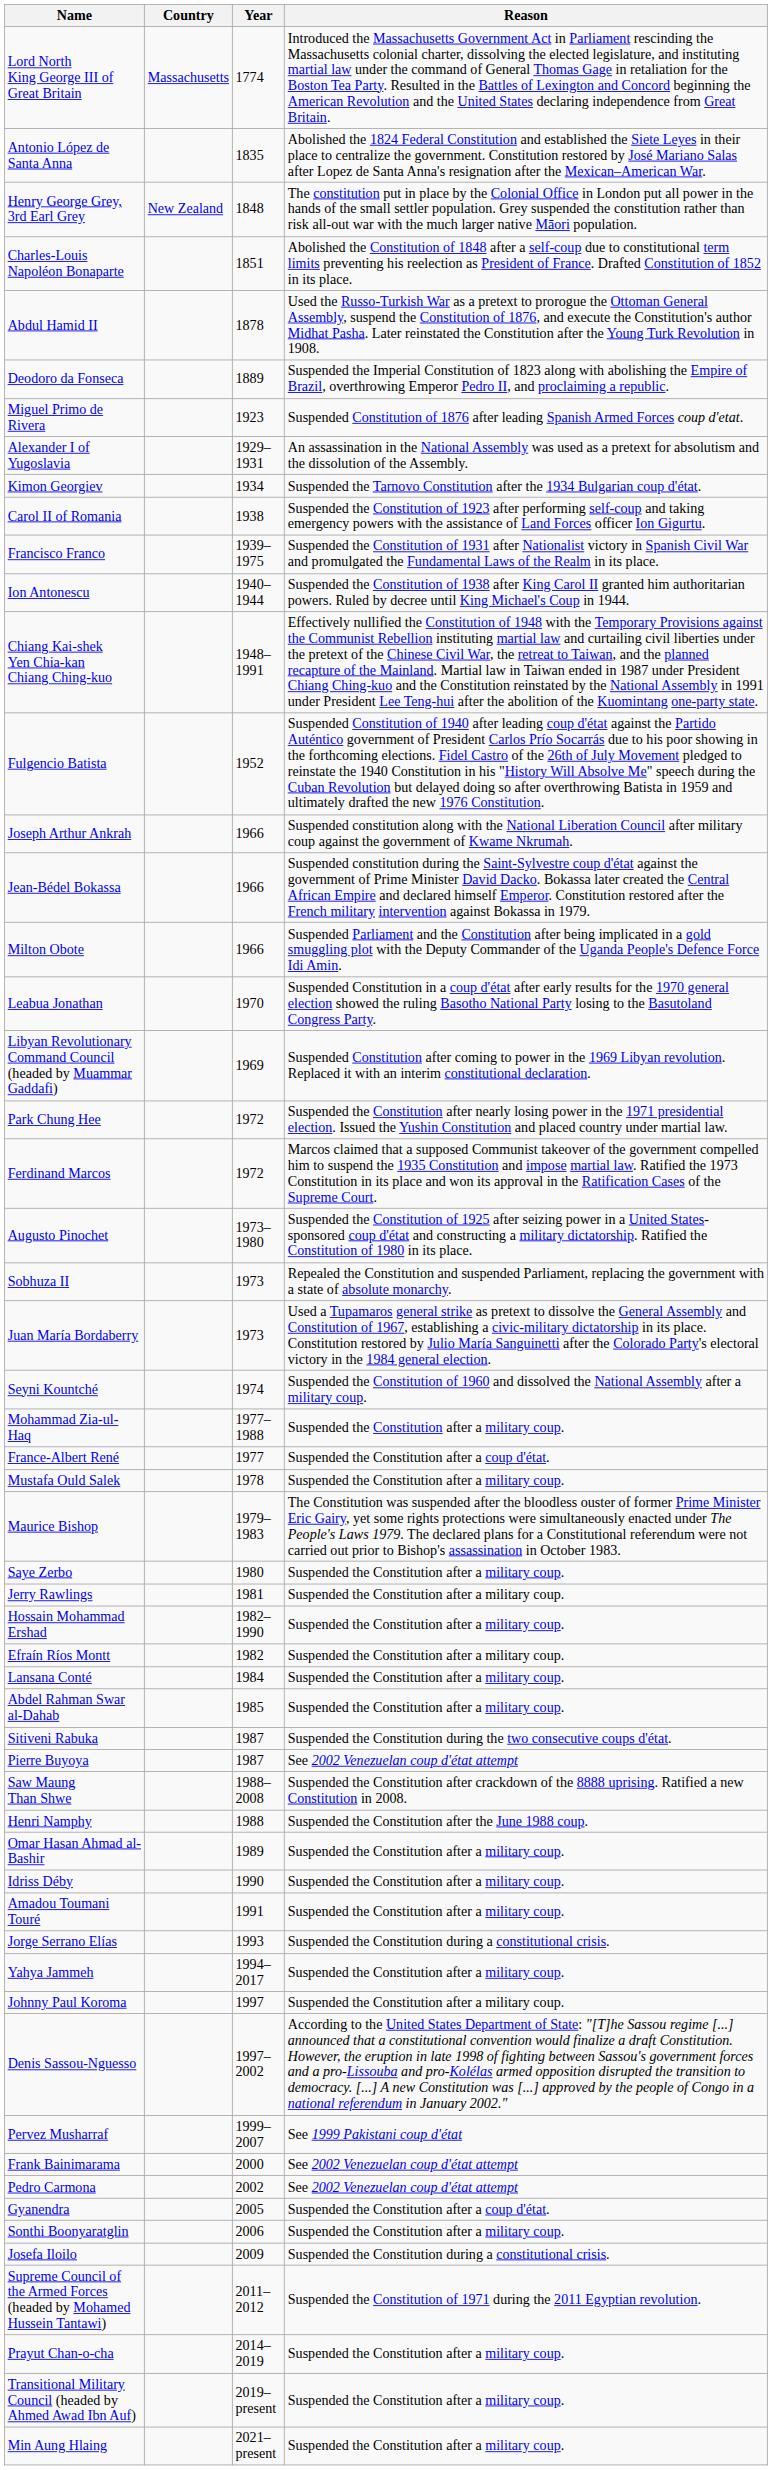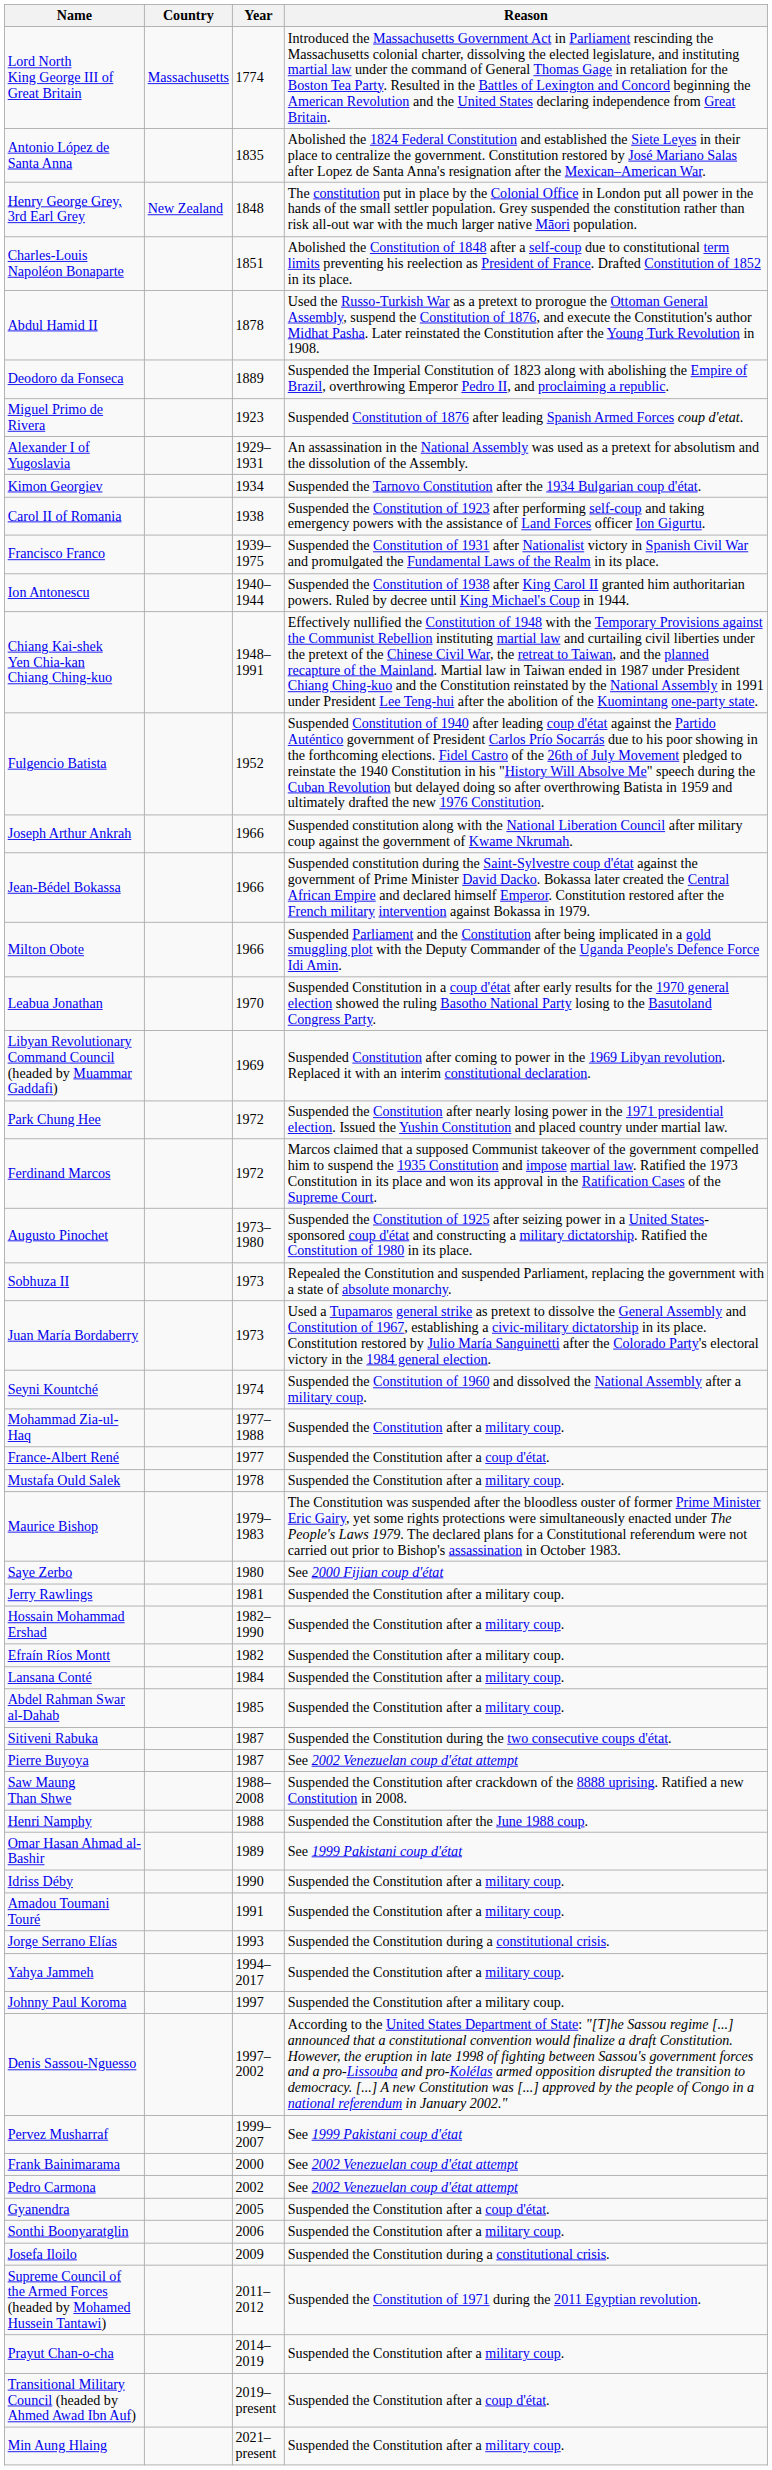(426, 1572) Suspended the Constitution after a military coup. -> (366, 1572) See 2000 Fijian coup d'état
(426, 1851) Suspended the Constitution after a military coup. -> (375, 1851) See 1999 Pakistani coup d'état
(426, 2400) Suspended the Constitution after a military coup. -> (419, 2400) Suspended the Constitution after a coup d'état.
